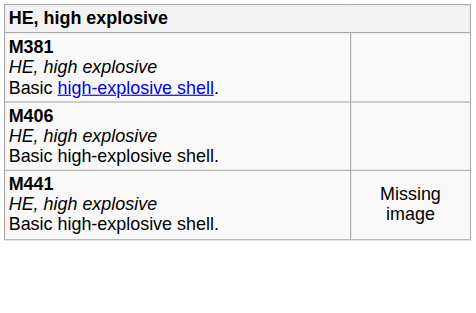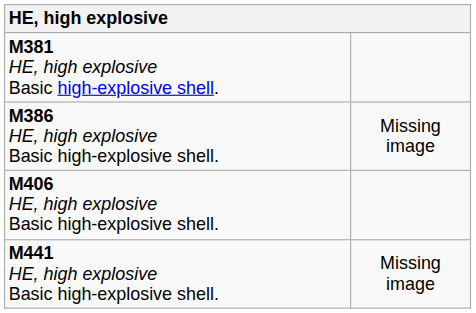+ row: (114, 136)
